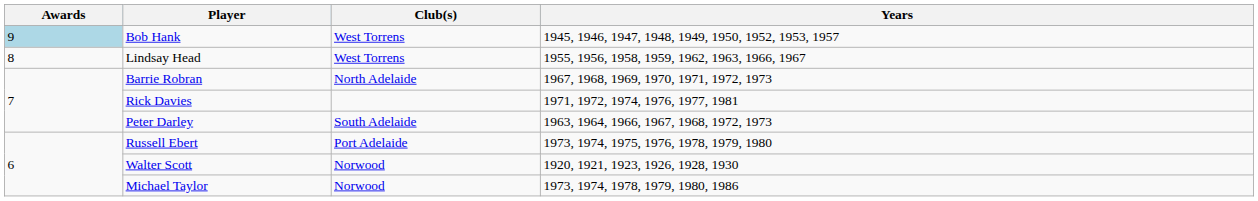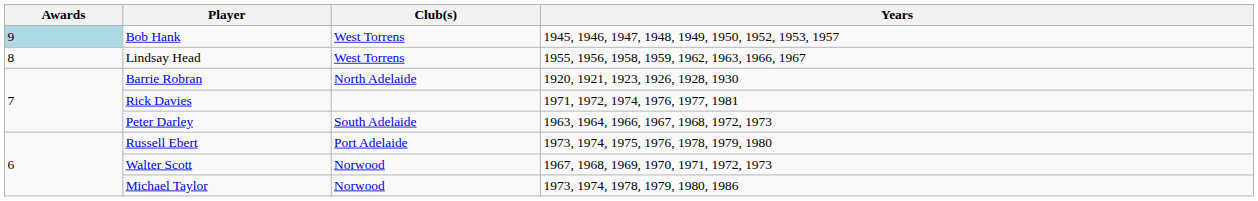(658, 79) 1967, 1968, 1969, 1970, 1971, 1972, 1973 -> (641, 79) 1920, 1921, 1923, 1926, 1928, 1930
(641, 164) 1920, 1921, 1923, 1926, 1928, 1930 -> (658, 164) 1967, 1968, 1969, 1970, 1971, 1972, 1973
